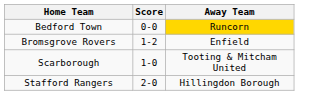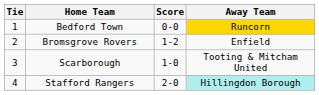+ column: (15, 12)
(229, 83) no background -> (251, 83) paleturquoise background
